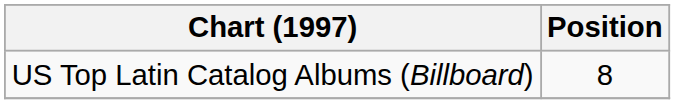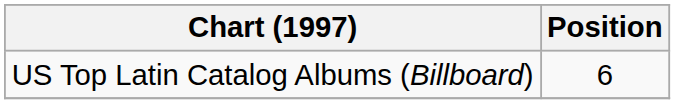(605, 74) 8 -> (605, 74) 6
